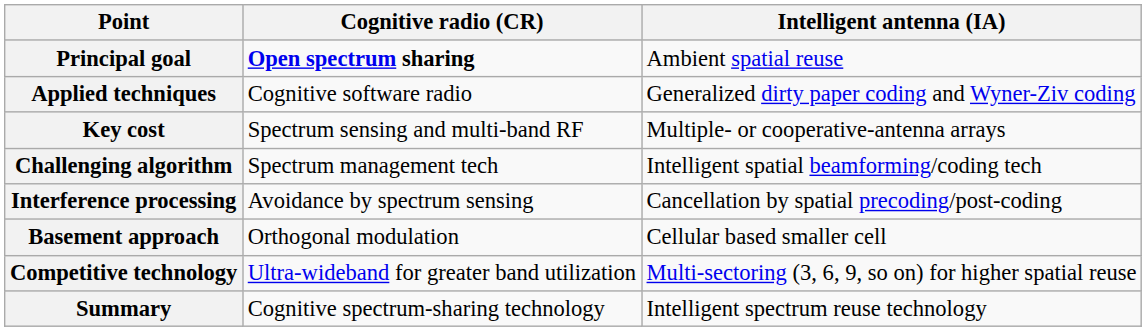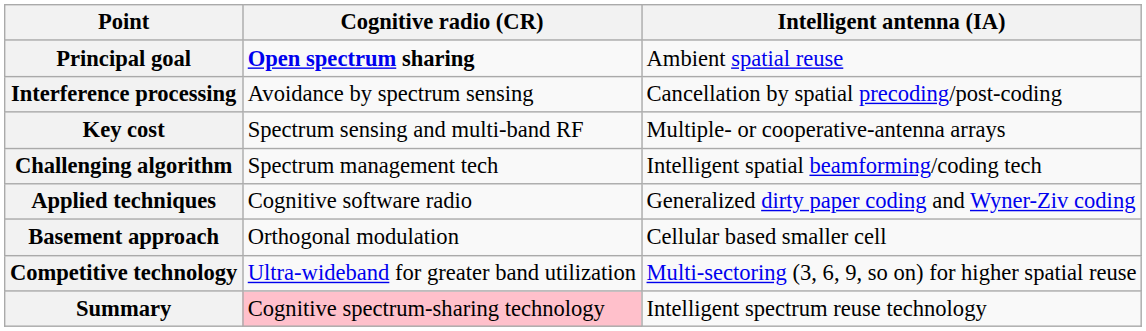rows swapped: (124, 201) <-> (124, 93)
(426, 308) no background -> (426, 308) pink background
